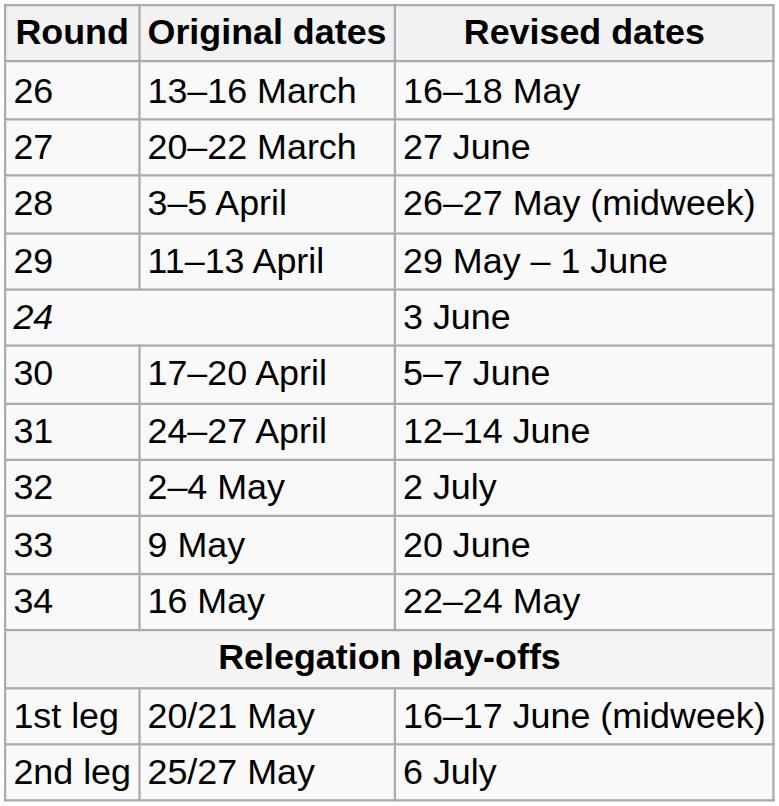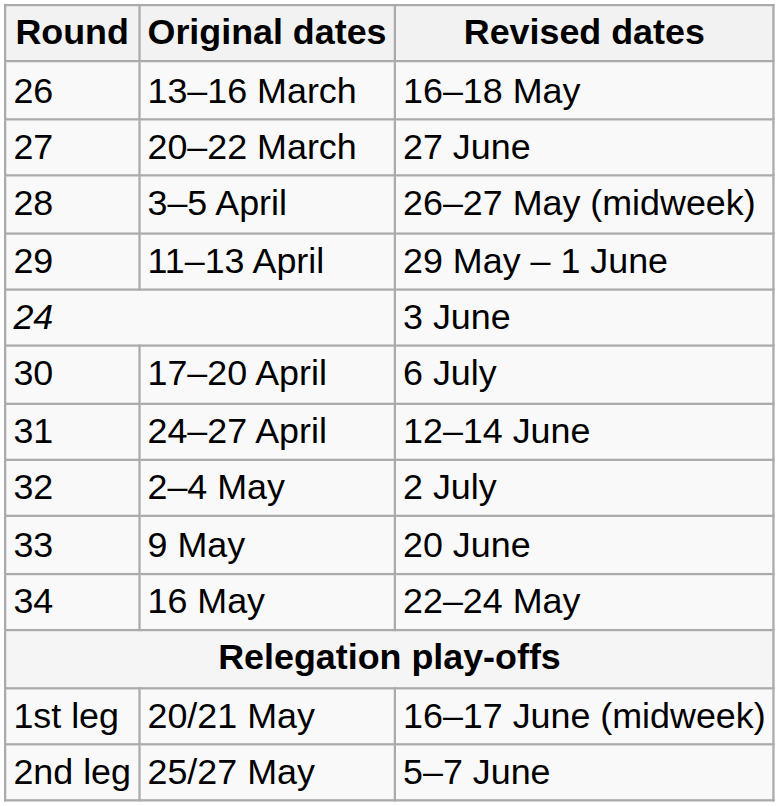(477, 373) 5–7 June -> (450, 373) 6 July
(450, 771) 6 July -> (477, 771) 5–7 June
